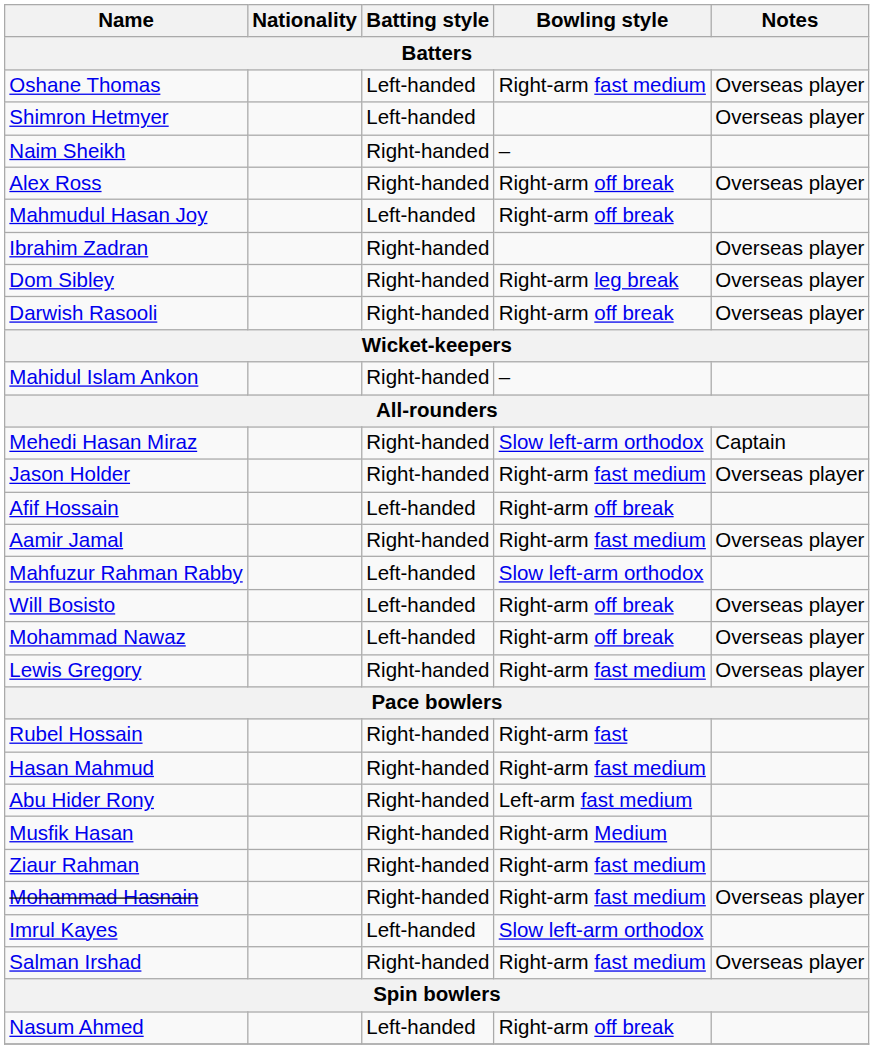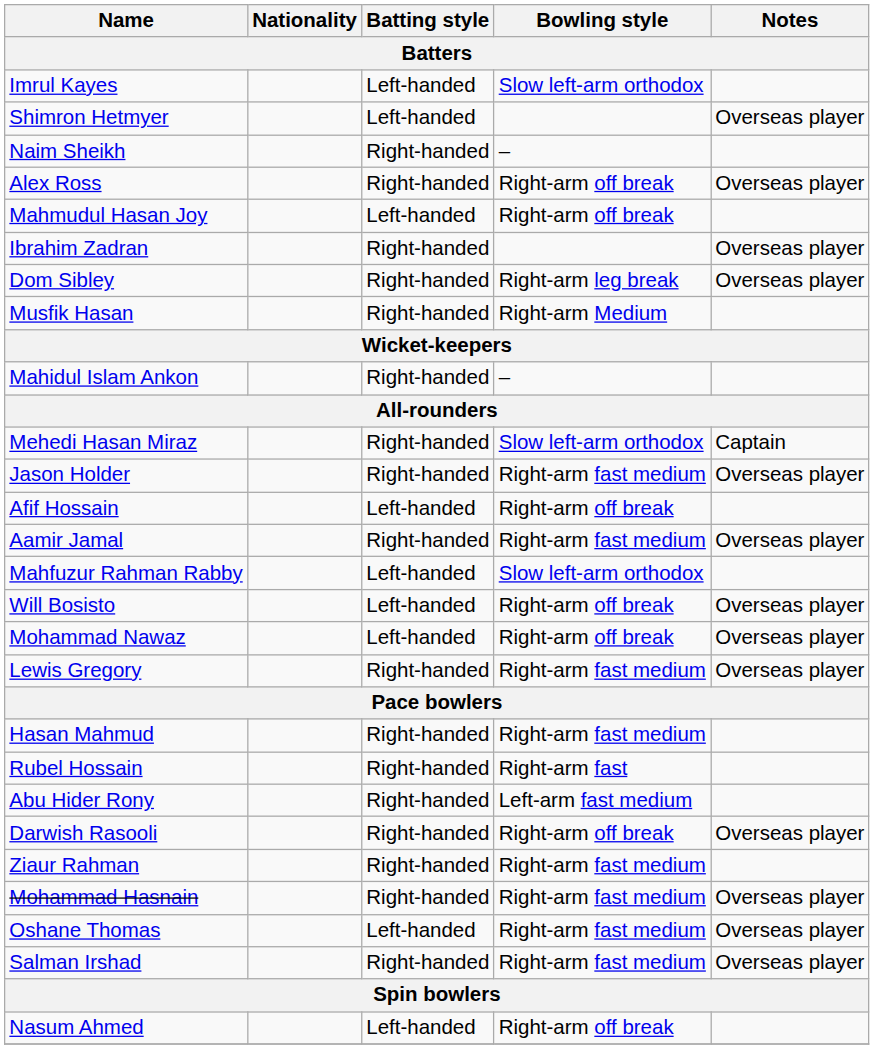rows swapped: (63, 930) <-> (85, 85)
rows swapped: (83, 313) <-> (71, 832)
rows swapped: (82, 767) <-> (76, 735)
